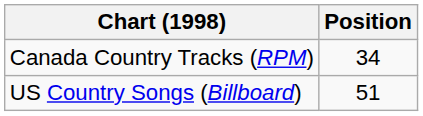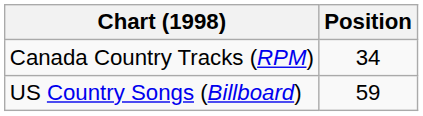(368, 92) 51 -> (368, 92) 59
